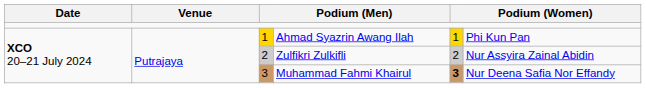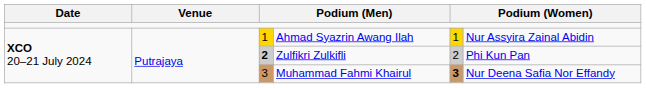(498, 37) Phi Kun Pan -> (530, 37) Nur Assyira Zainal Abidin
(265, 55) normal -> (265, 55) bold
(530, 55) Nur Assyira Zainal Abidin -> (498, 55) Phi Kun Pan
